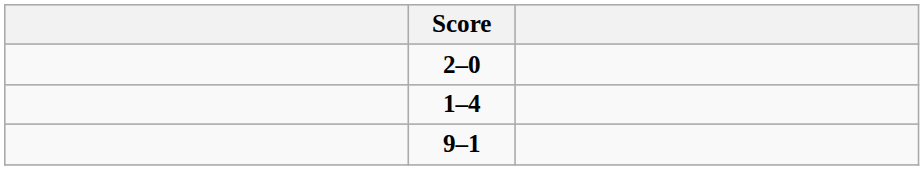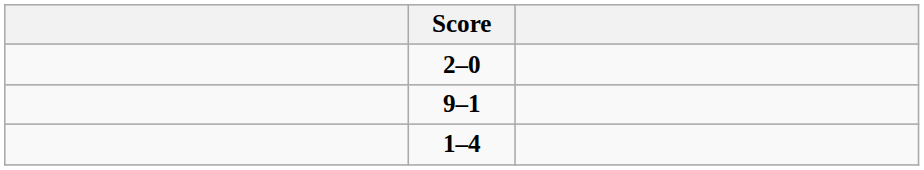rows swapped: (462, 143) <-> (462, 104)
